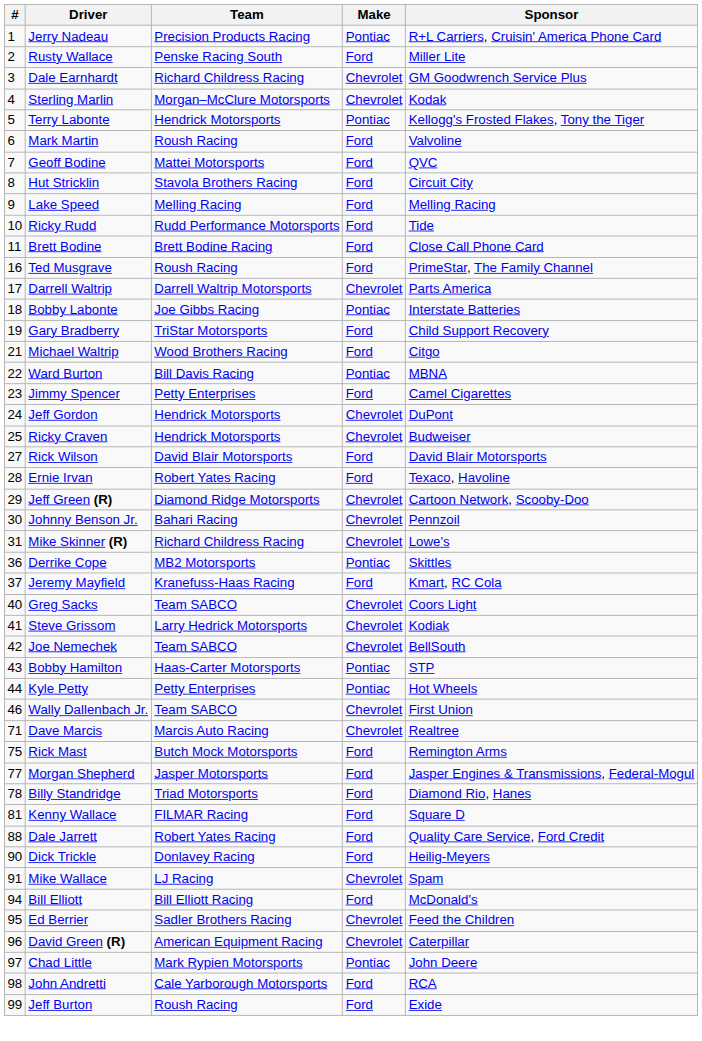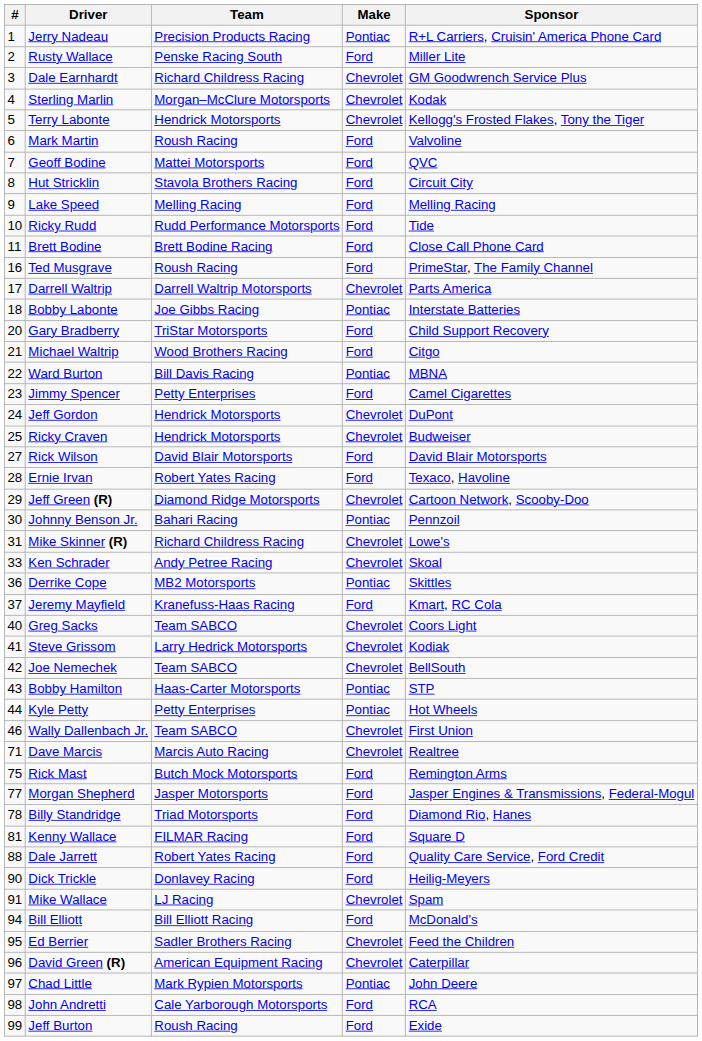(368, 120) Pontiac -> (374, 120) Chevrolet
(15, 330) 19 -> (15, 330) 20
(374, 520) Chevrolet -> (368, 520) Pontiac
+ row: (69, 562)
